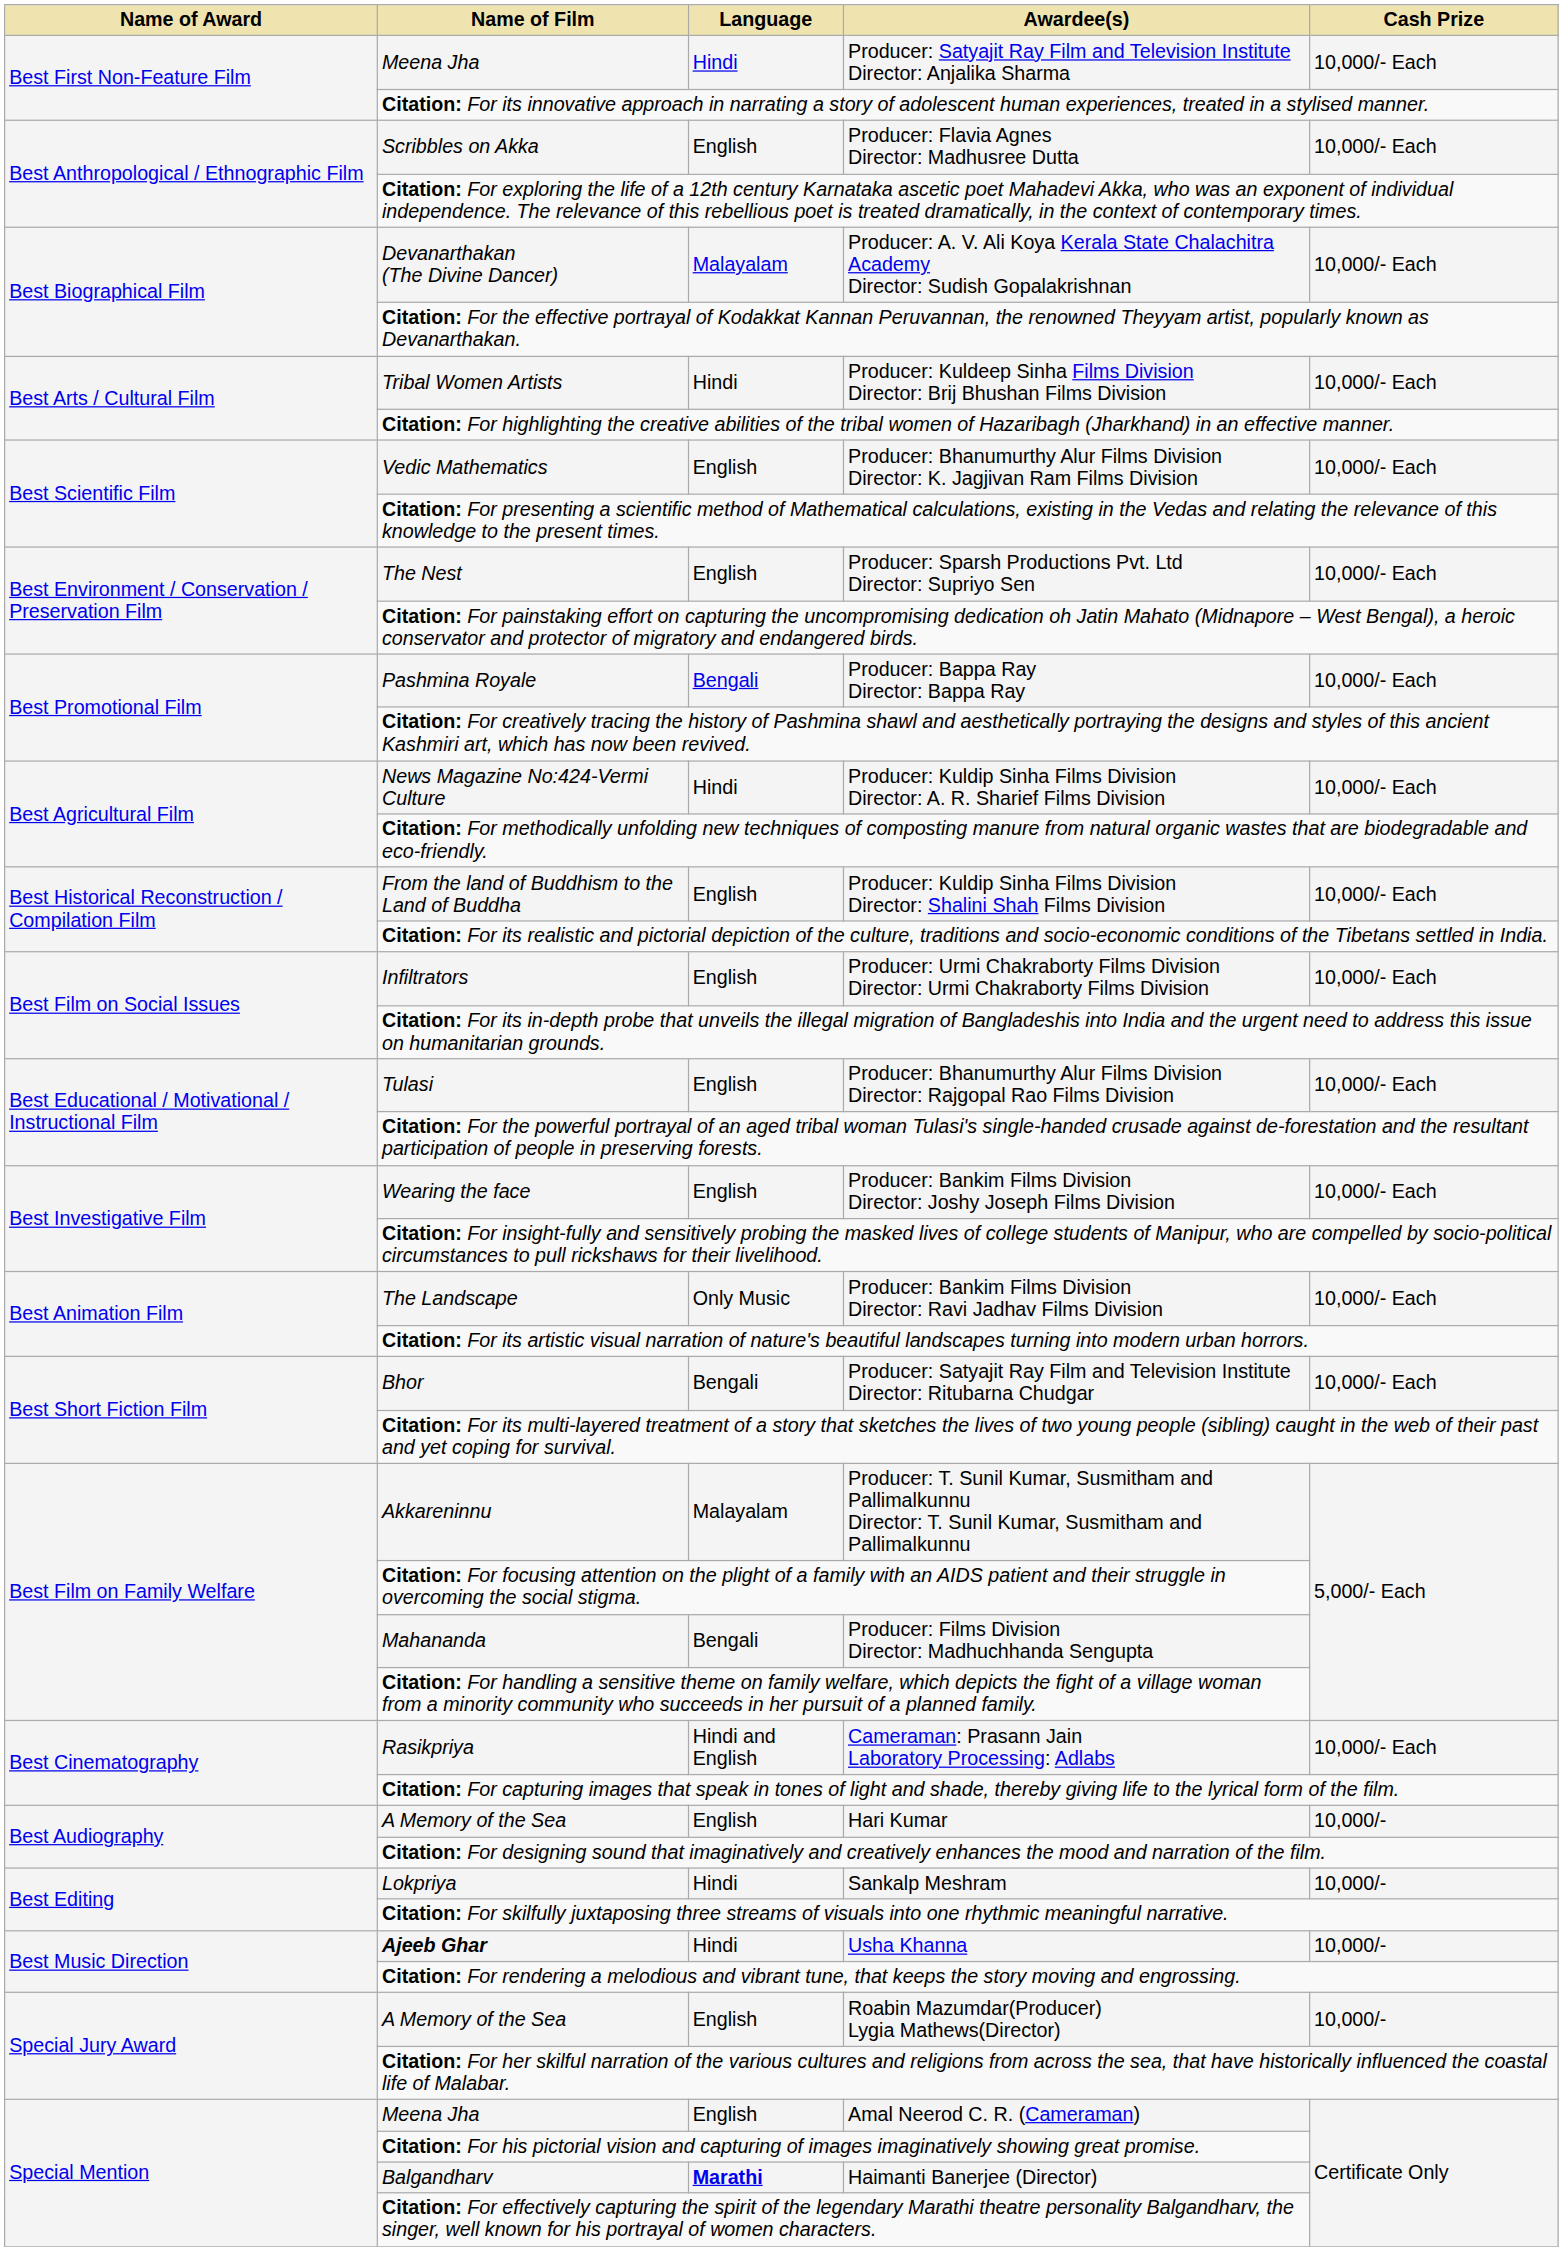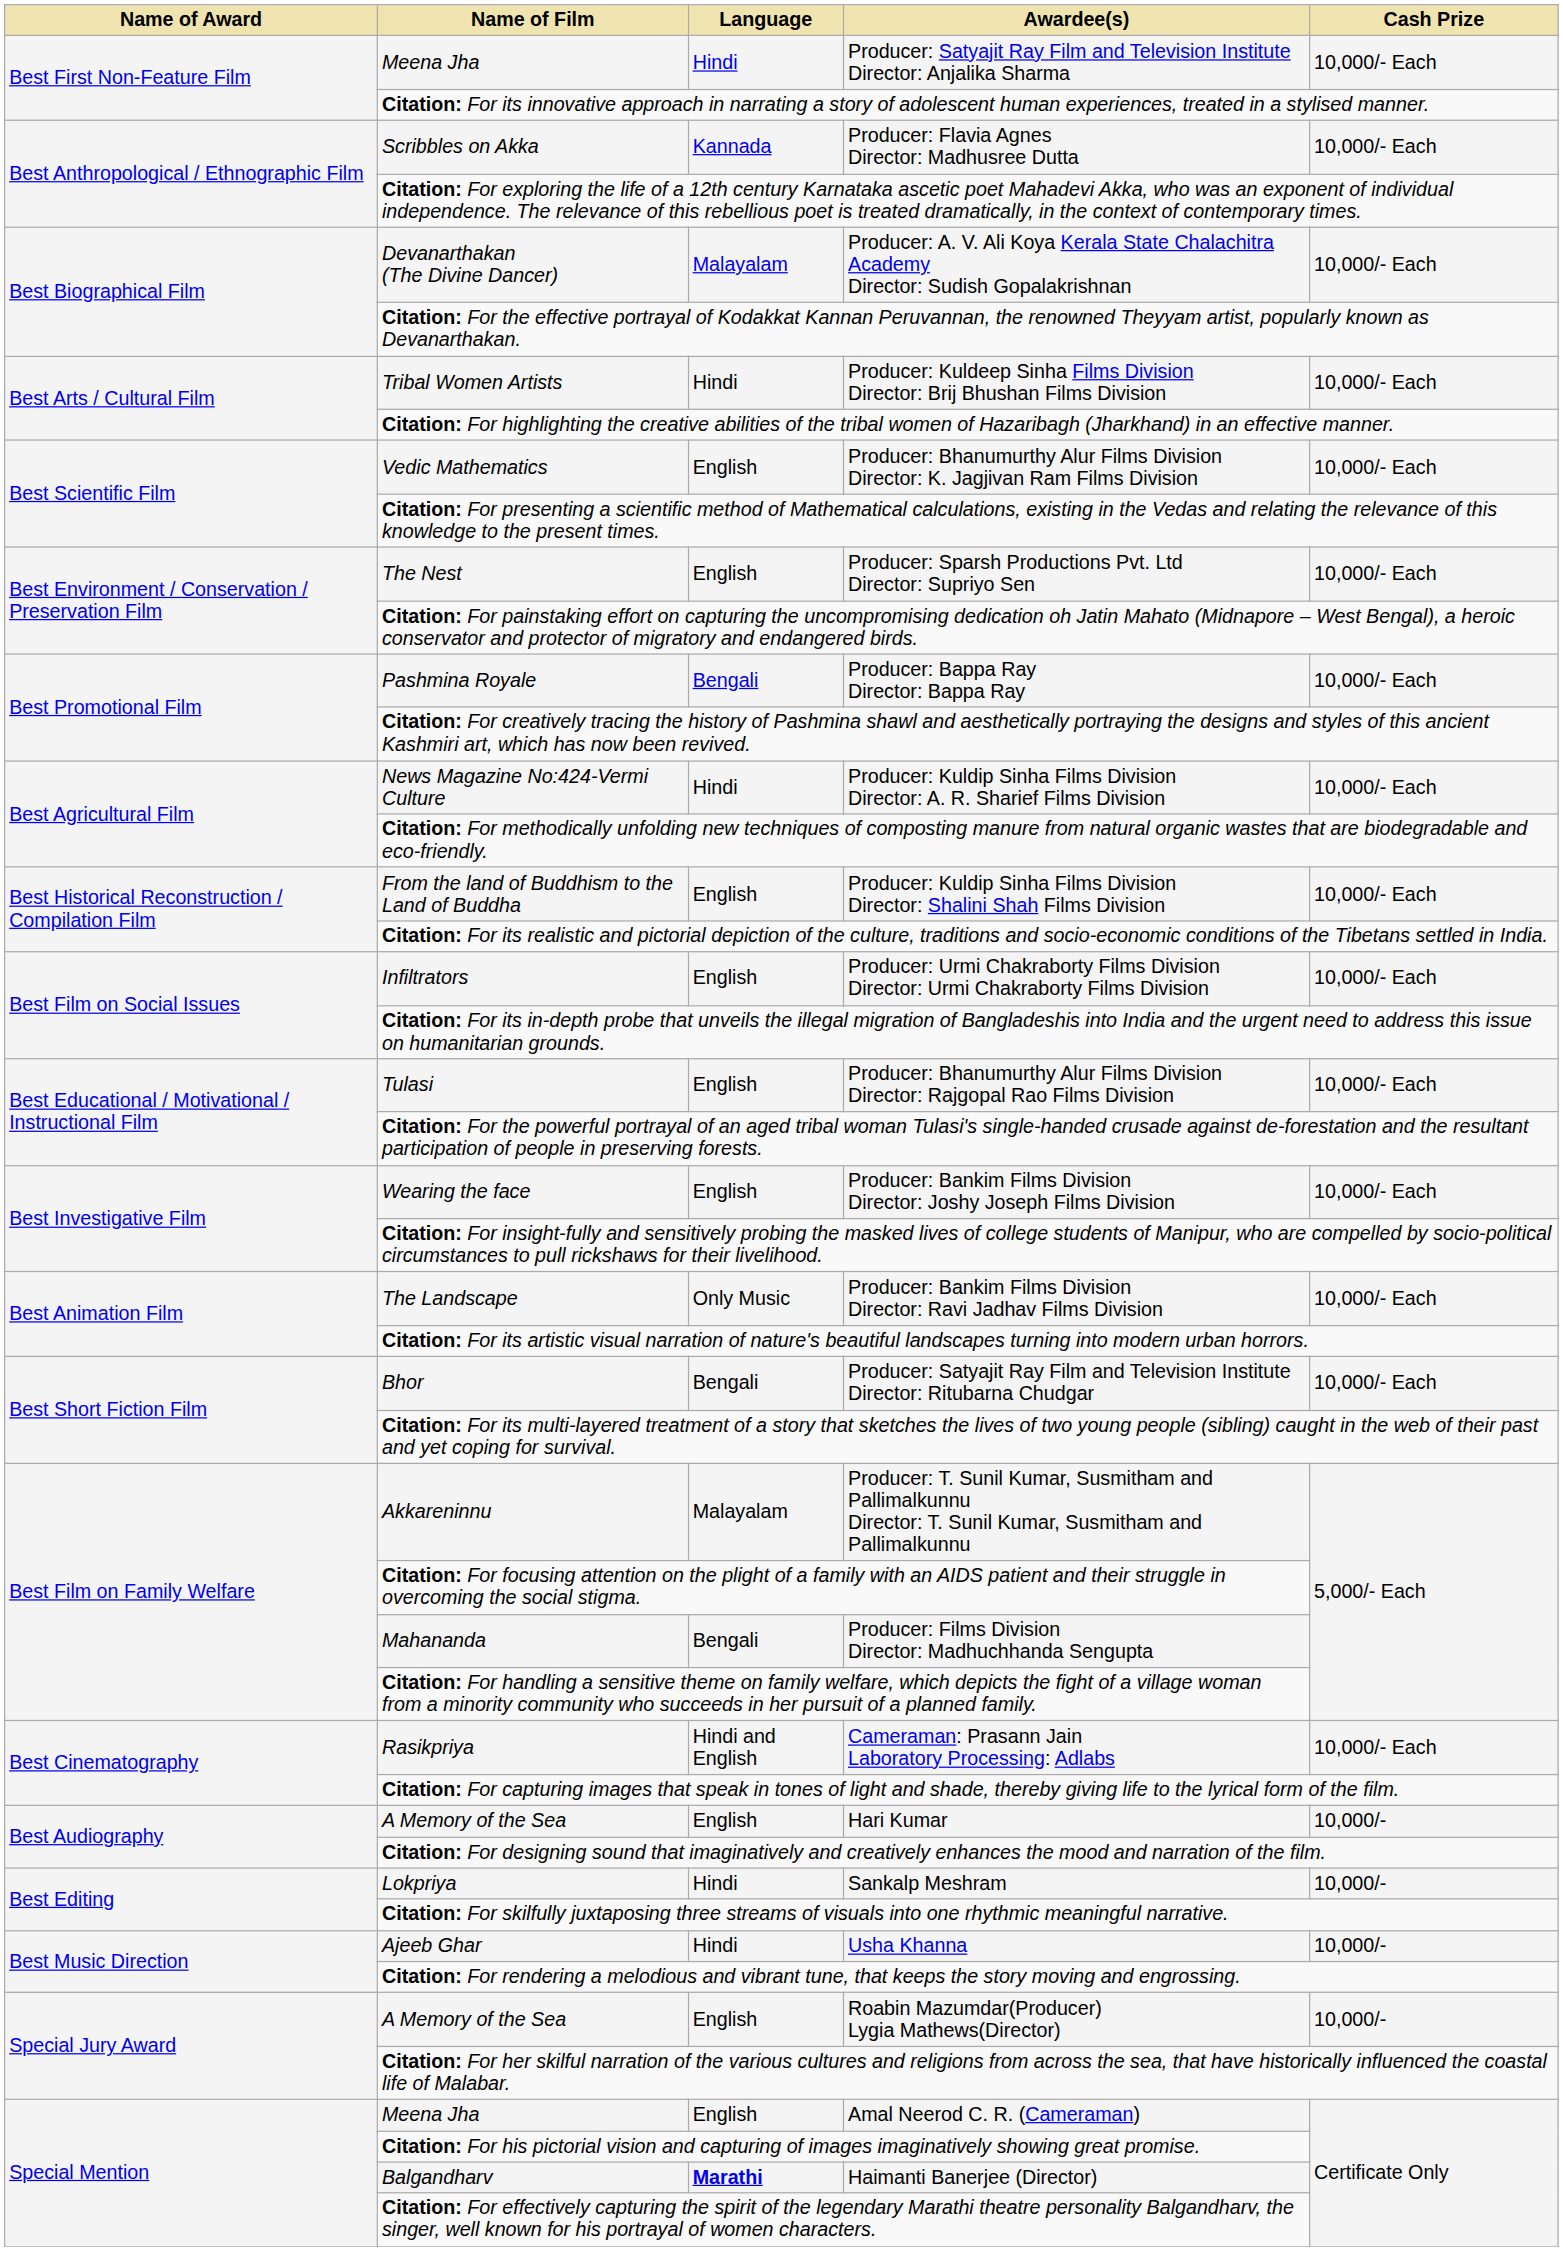(725, 146) English -> (732, 146) Kannada
(434, 1945) bold -> (432, 1945) normal
